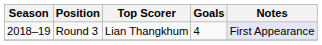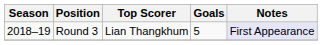(197, 31) 4 -> (197, 31) 5
